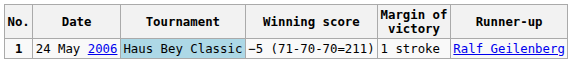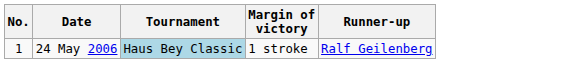- column: (311, 22)
(19, 49) bold -> (19, 49) normal
